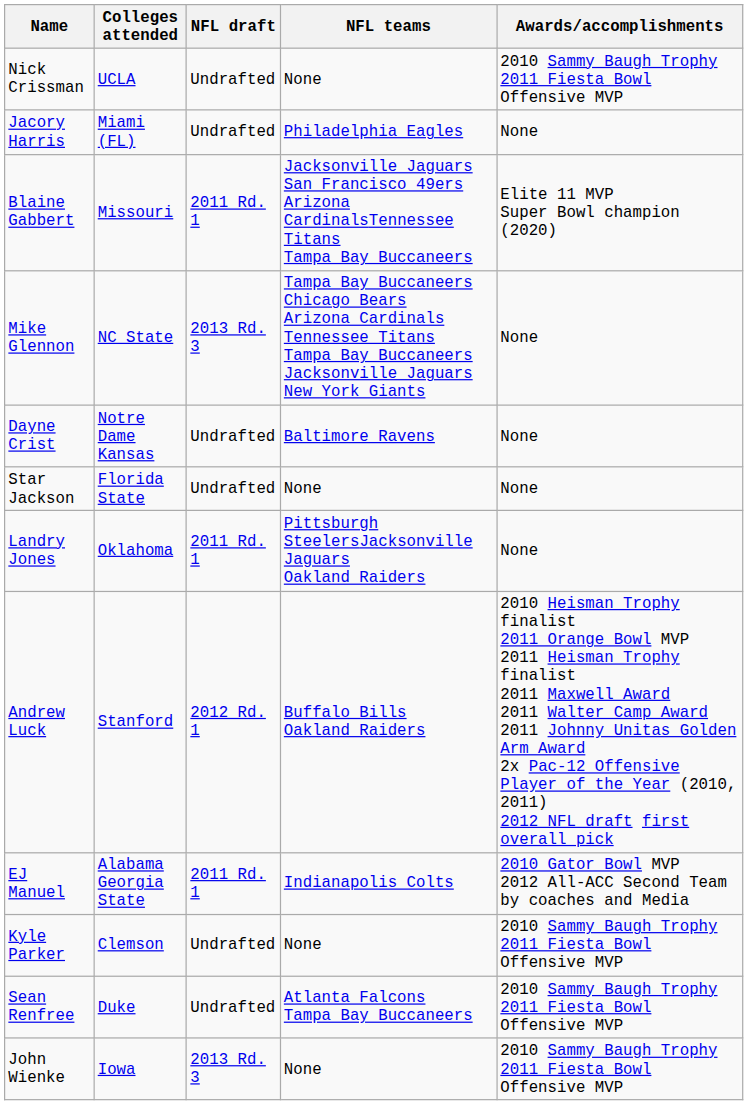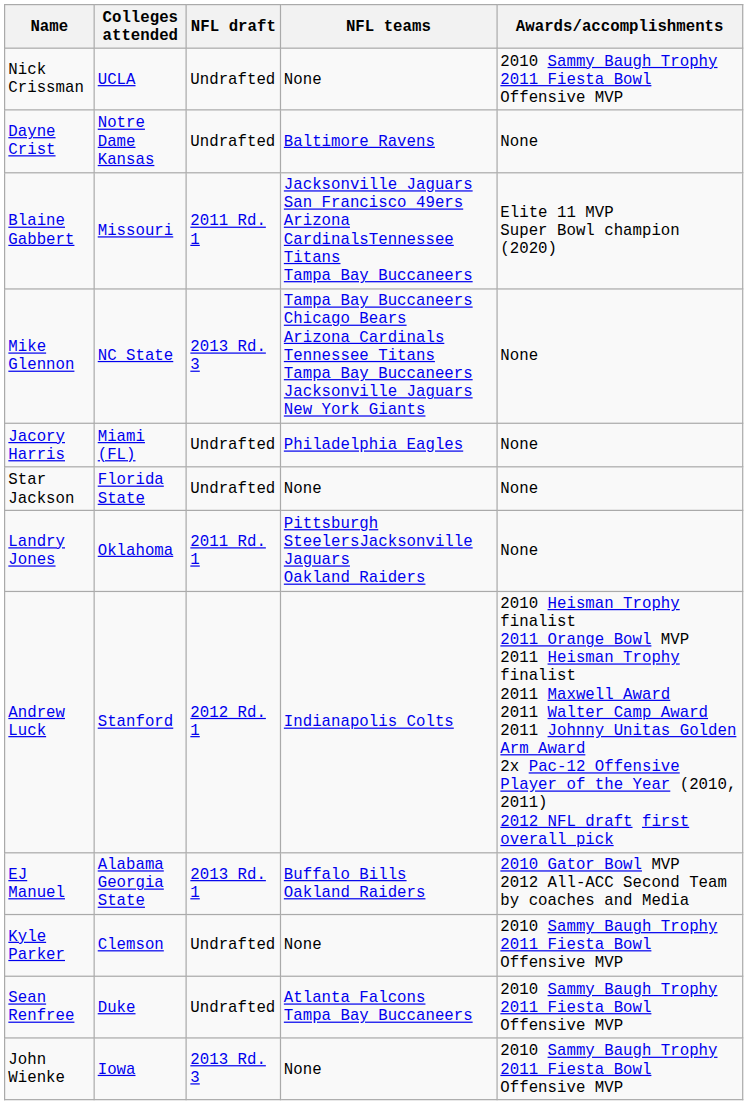rows swapped: (32, 436) <-> (37, 132)
(355, 722) Buffalo Bills Oakland Raiders -> (369, 722) Indianapolis Colts
(228, 883) 2011 Rd. 1 -> (228, 883) 2013 Rd. 1
(369, 883) Indianapolis Colts -> (355, 883) Buffalo Bills Oakland Raiders
